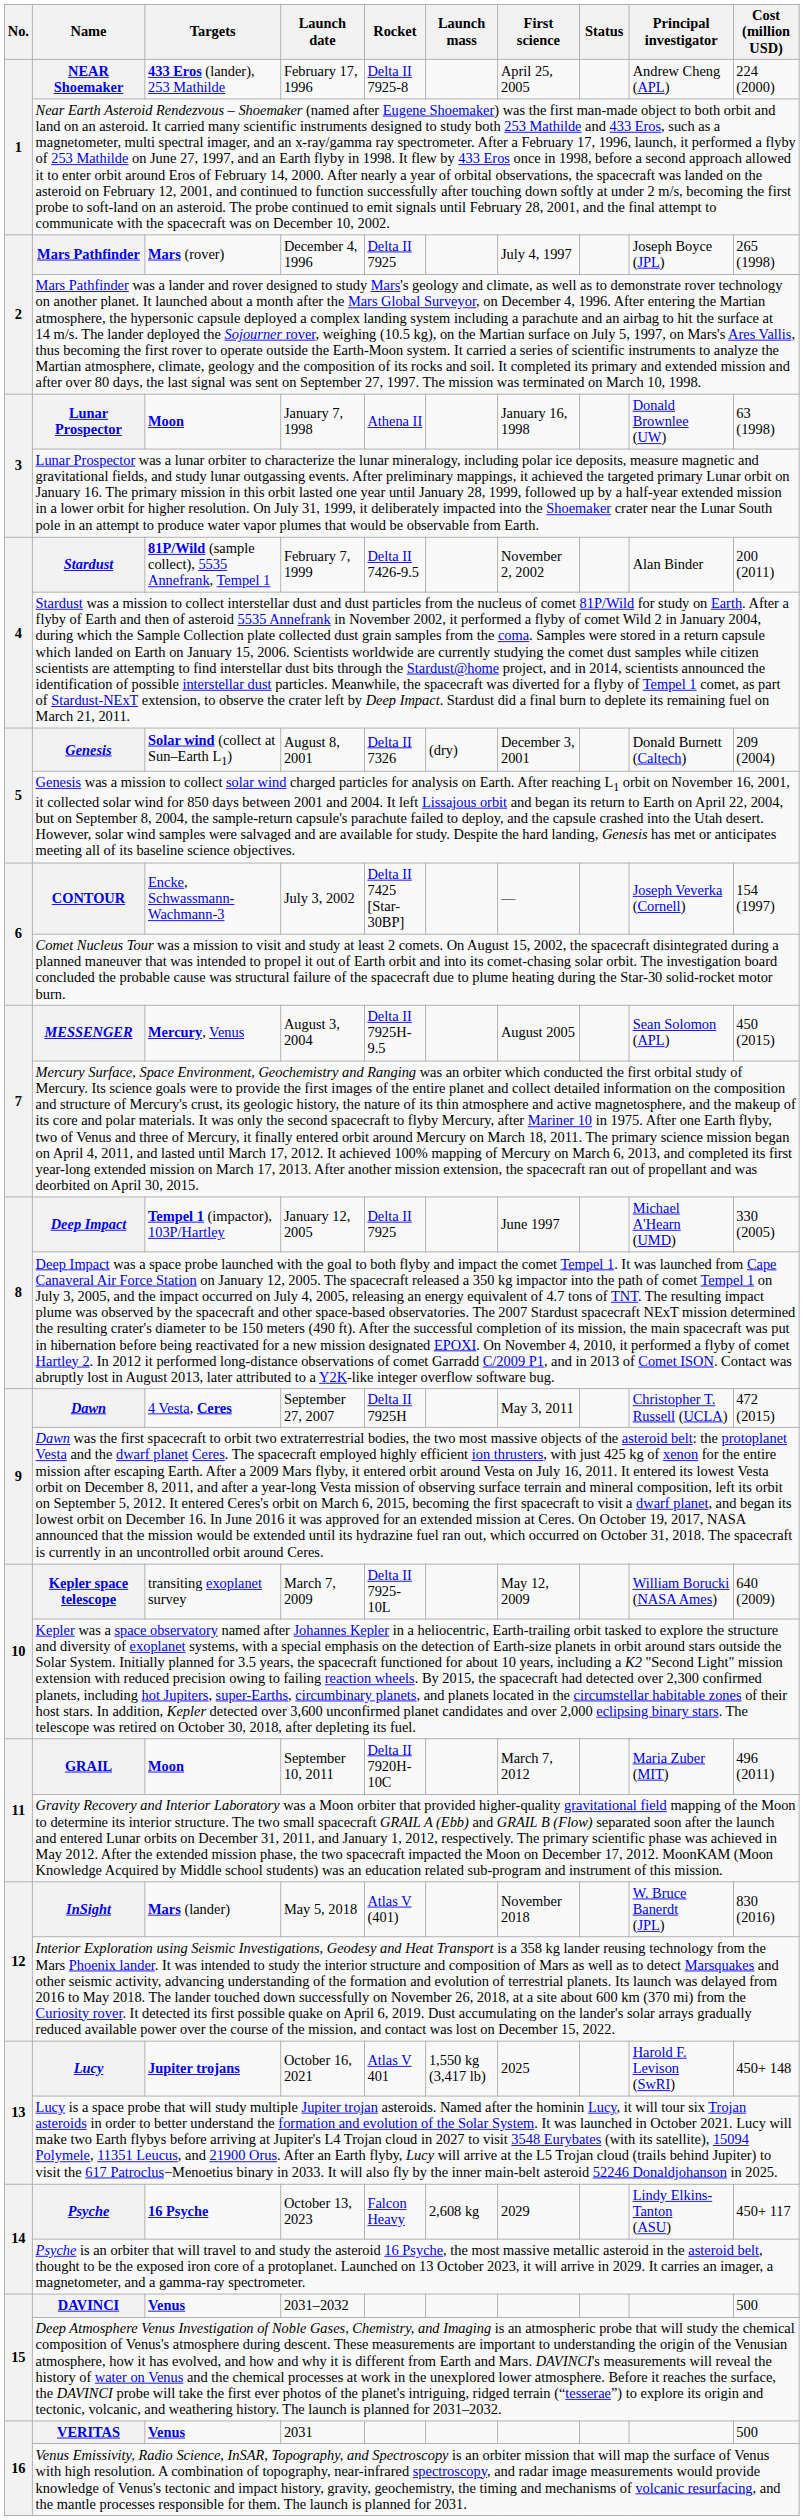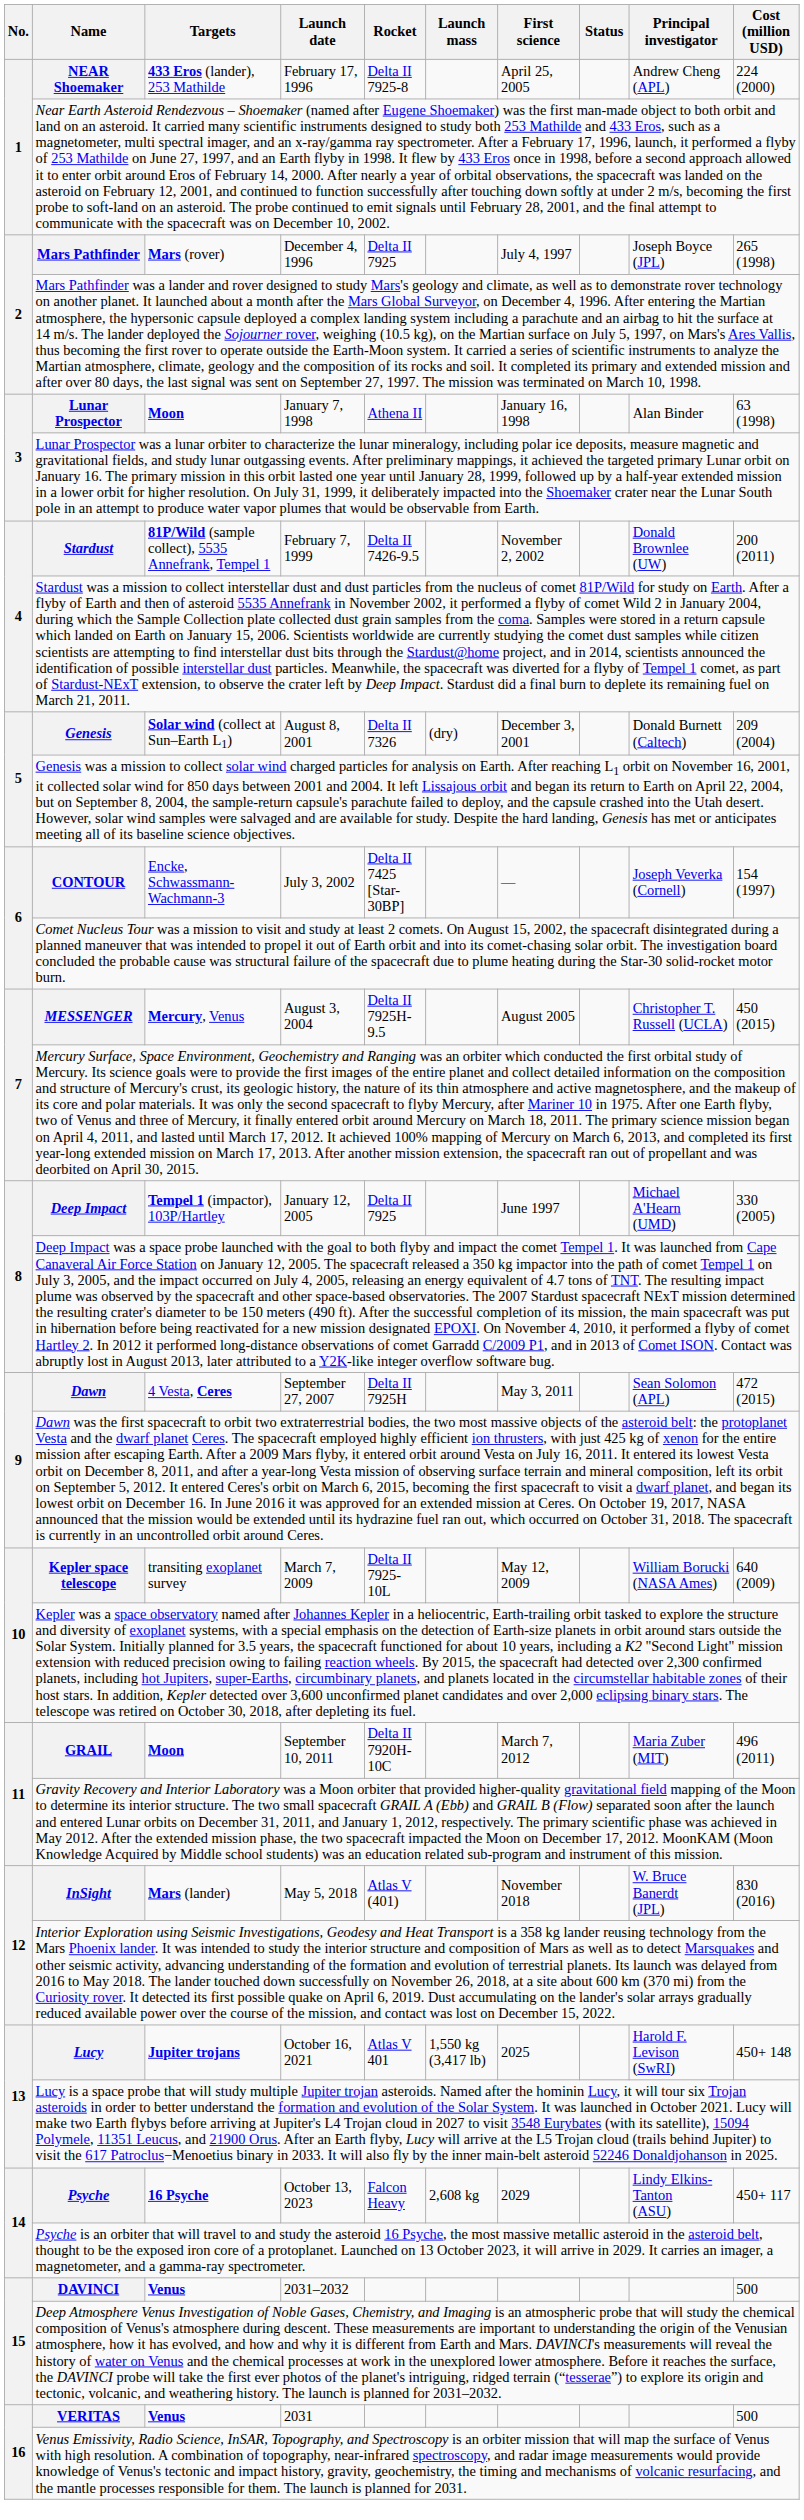(661, 421) Donald Brownlee (UW) -> (668, 413) Alan Binder
(668, 564) Alan Binder -> (661, 548) Donald Brownlee (UW)
(674, 1033) Sean Solomon (APL) -> (680, 1016) Christopher T. Russell (UCLA)
(680, 1407) Christopher T. Russell (UCLA) -> (674, 1391) Sean Solomon (APL)
